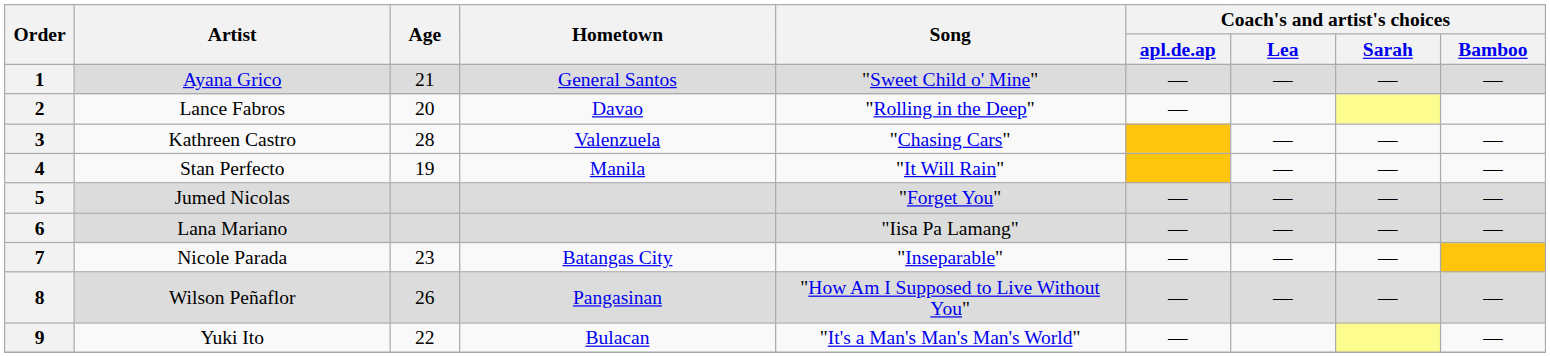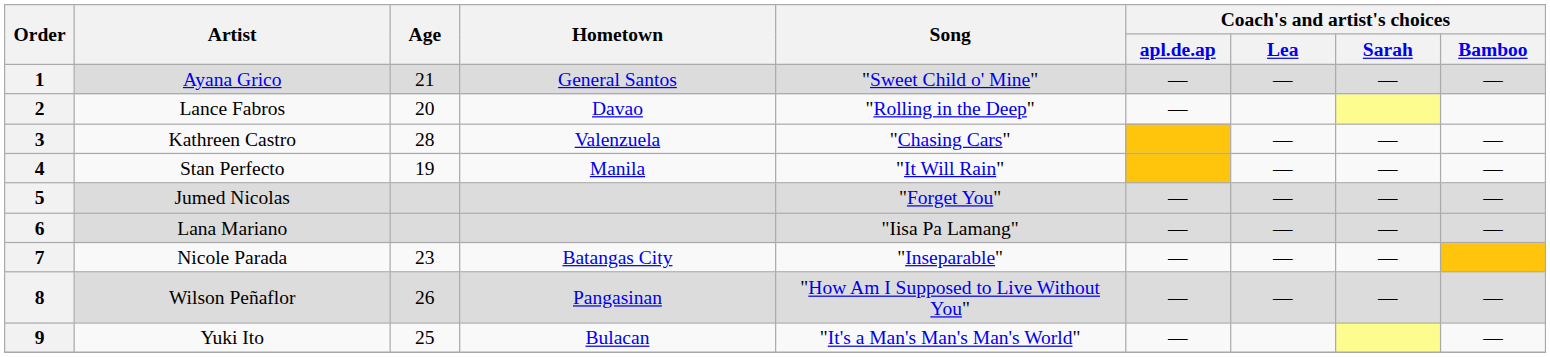(425, 338) 22 -> (425, 338) 25
